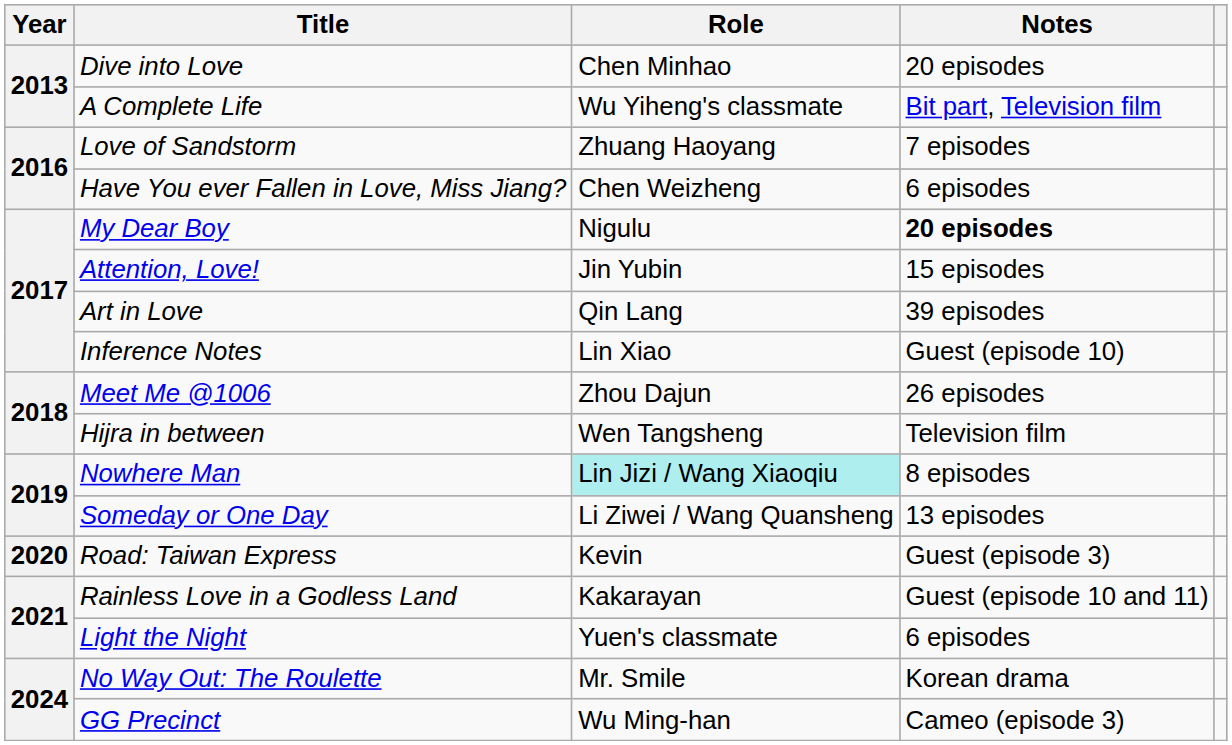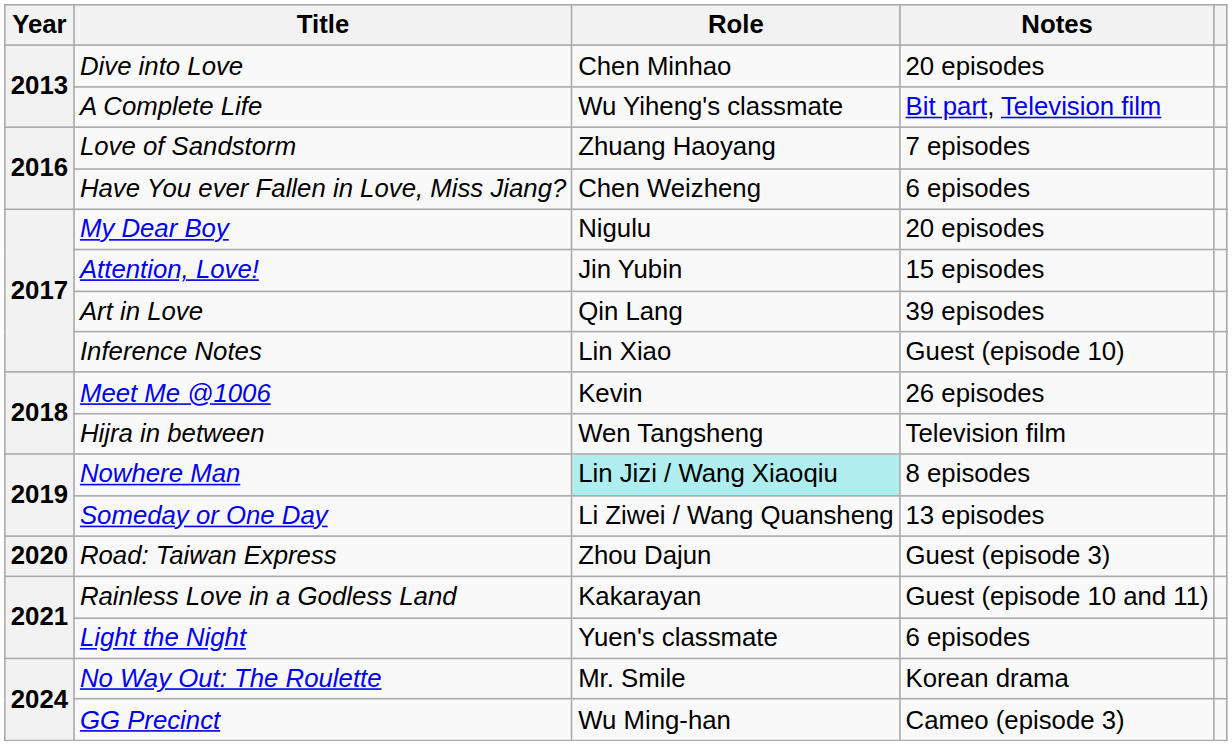(979, 229) bold -> (975, 229) normal
(645, 392) Zhou Dajun -> (610, 392) Kevin
(610, 556) Kevin -> (645, 556) Zhou Dajun
